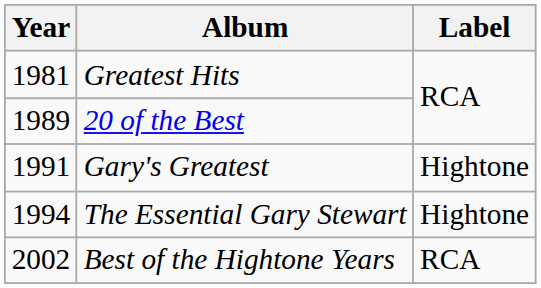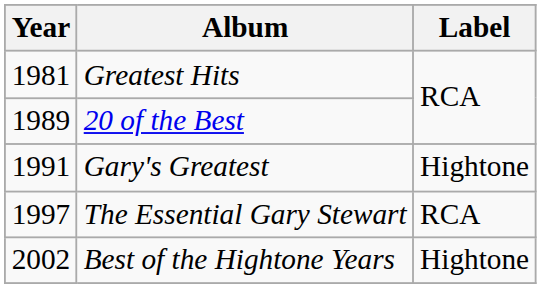(41, 213) 1994 -> (41, 213) 1997
(475, 213) Hightone -> (450, 213) RCA
(450, 259) RCA -> (475, 259) Hightone
